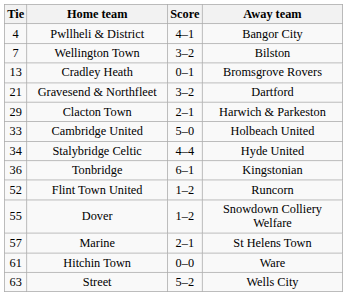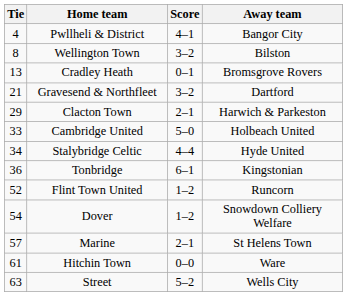(16, 53) 7 -> (16, 53) 8
(16, 216) 55 -> (16, 216) 54
